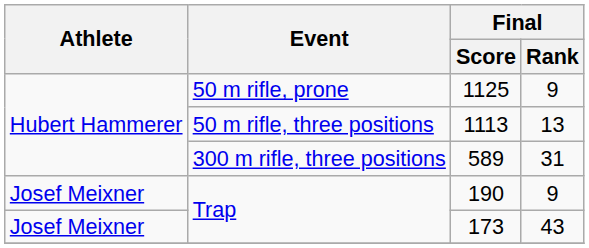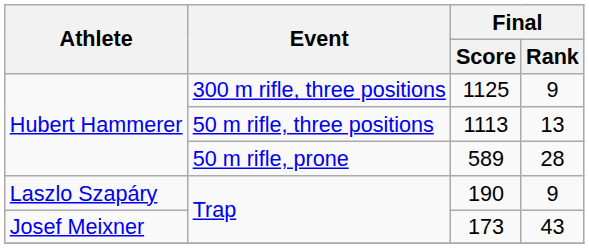(271, 90) 50 m rifle, prone -> (319, 90) 300 m rifle, three positions
(319, 159) 300 m rifle, three positions -> (271, 159) 50 m rifle, prone
(552, 159) 31 -> (552, 159) 28
(77, 193) Josef Meixner -> (84, 193) Laszlo Szapáry
